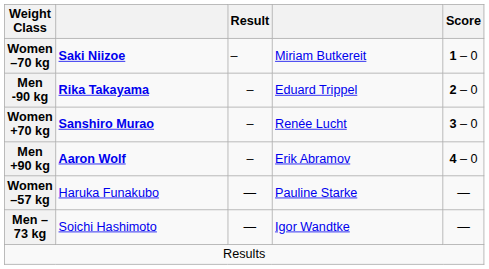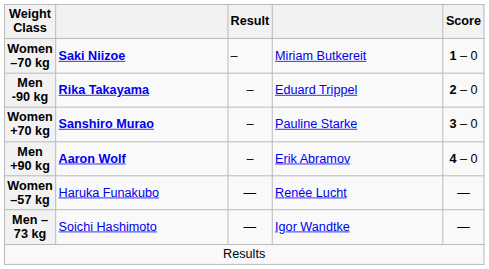(311, 124) Renée Lucht -> (316, 124) Pauline Starke
(316, 192) Pauline Starke -> (311, 192) Renée Lucht
